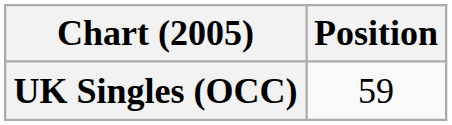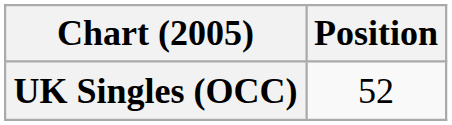(376, 90) 59 -> (376, 90) 52
